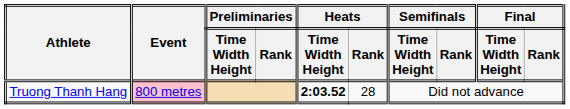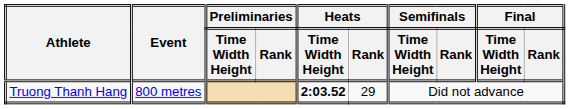(168, 92) pink background -> (168, 92) no background
(368, 92) 28 -> (368, 92) 29
